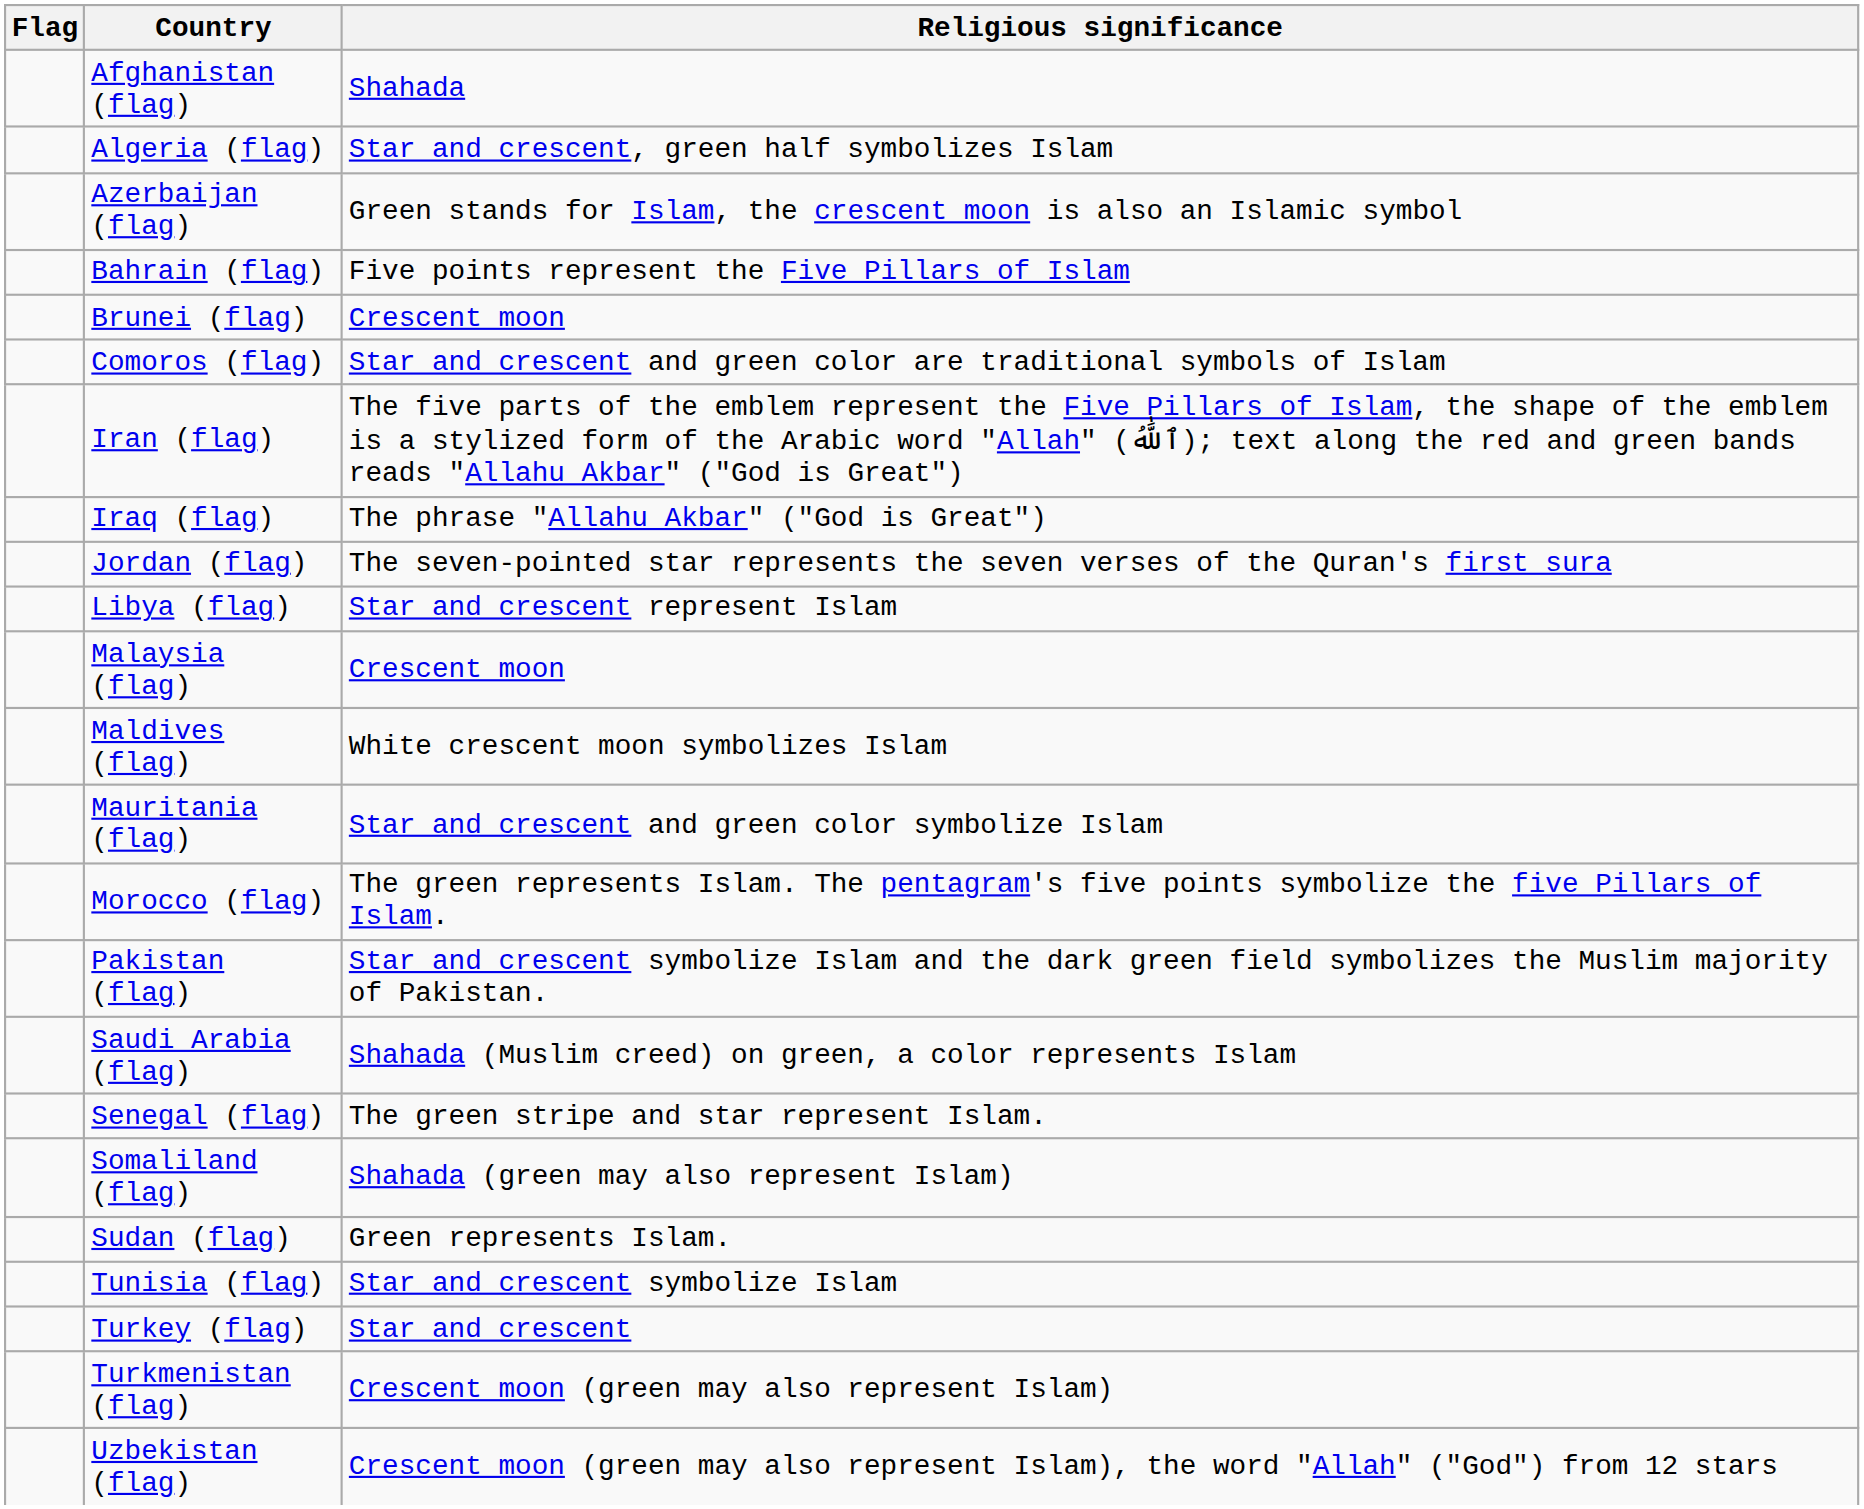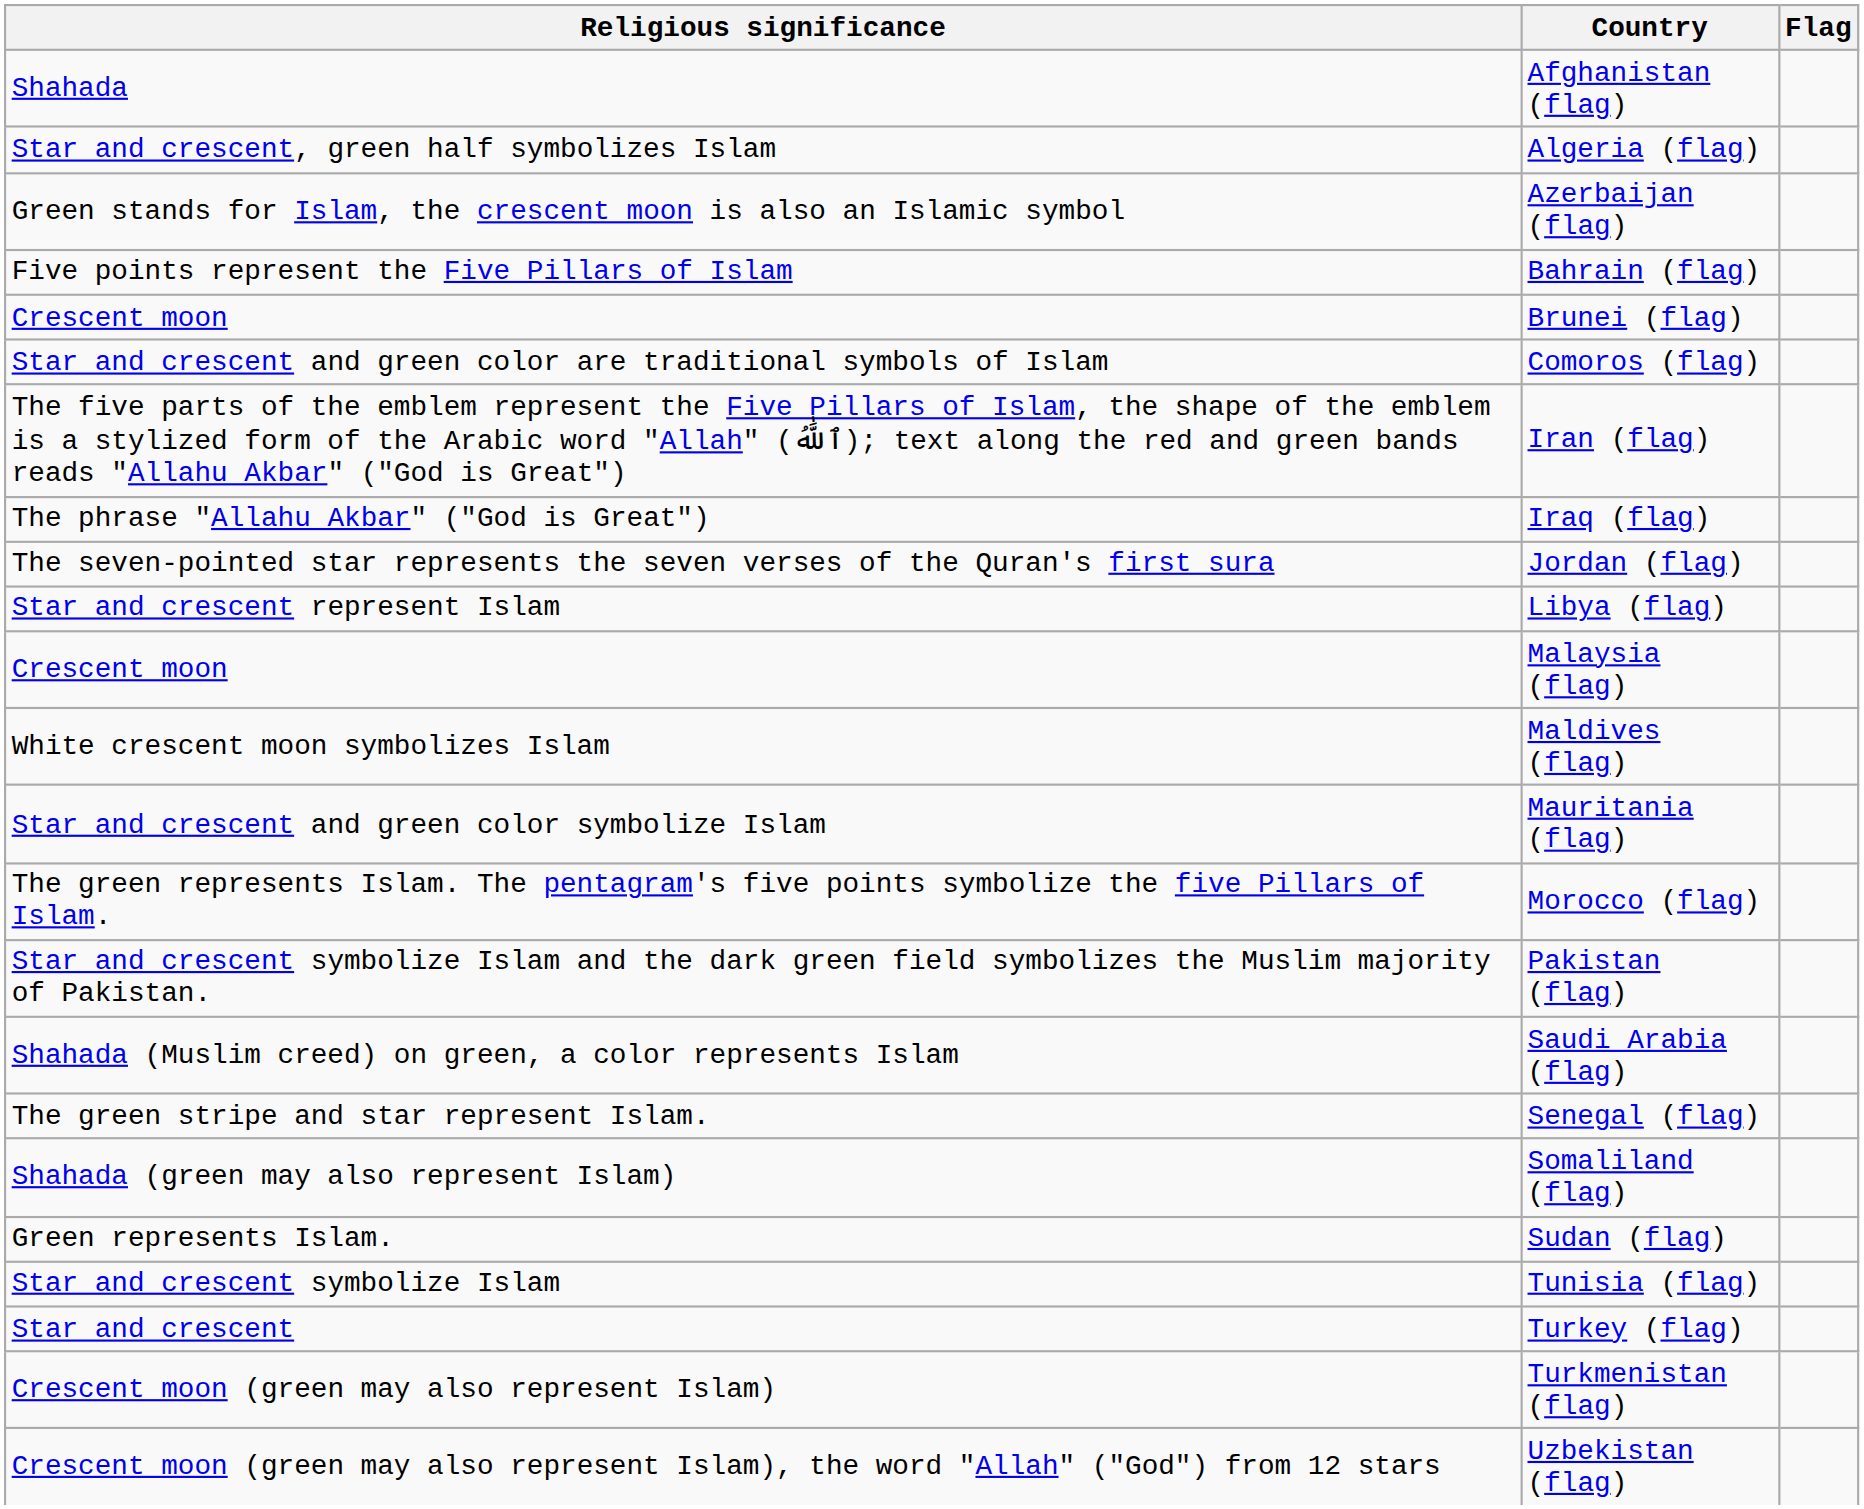columns swapped: (45, 28) <-> (1100, 28)
